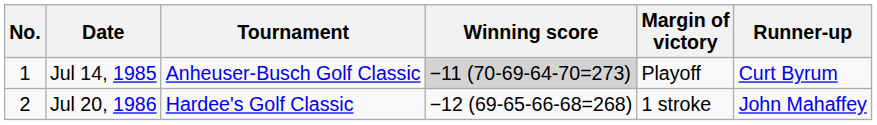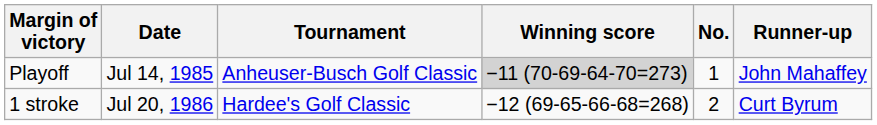columns swapped: (25, 31) <-> (685, 31)
(788, 73) Curt Byrum -> (803, 73) John Mahaffey
(803, 104) John Mahaffey -> (788, 104) Curt Byrum
